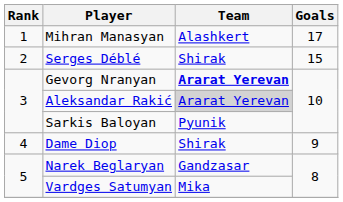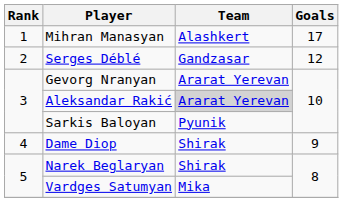(202, 58) Shirak -> (214, 58) Gandzasar
(315, 58) 15 -> (315, 58) 12
(234, 79) bold -> (234, 79) normal
(214, 165) Gandzasar -> (202, 165) Shirak
